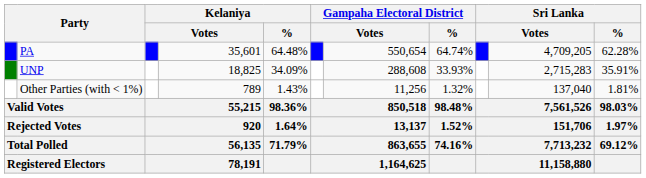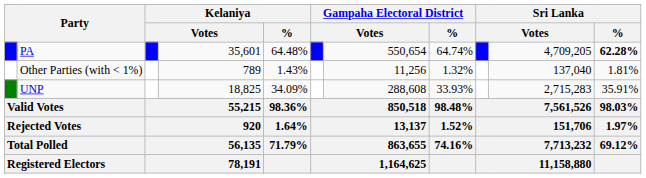(620, 51) normal -> (619, 51) bold
rows swapped: (32, 70) <-> (81, 88)
